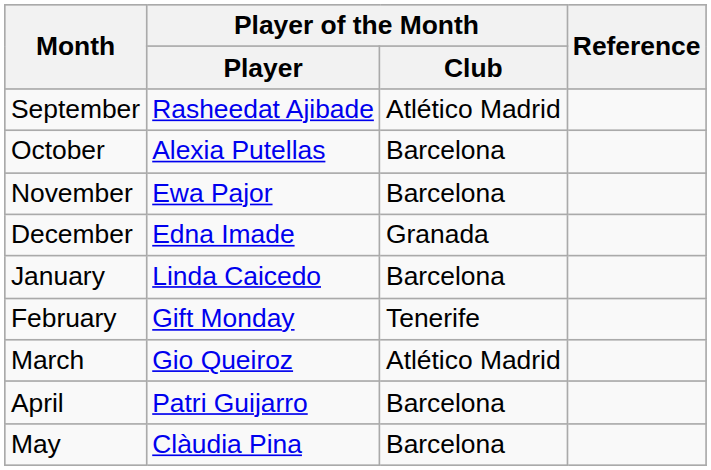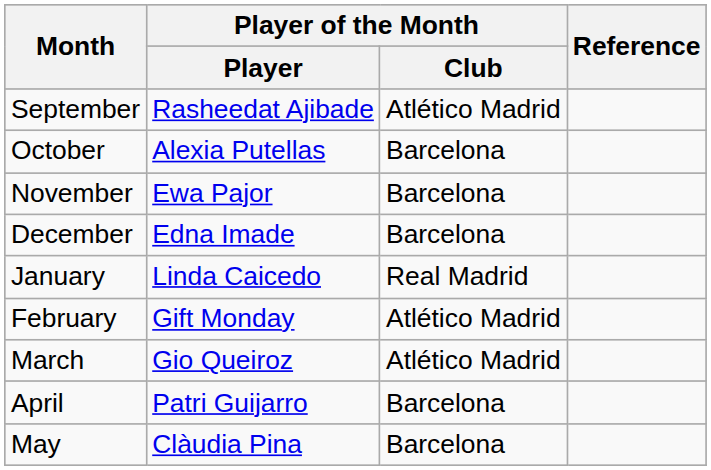(437, 234) Granada -> (445, 234) Barcelona
(445, 276) Barcelona -> (457, 276) Real Madrid
(433, 318) Tenerife -> (473, 318) Atlético Madrid
